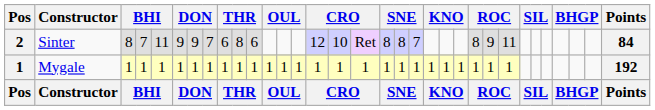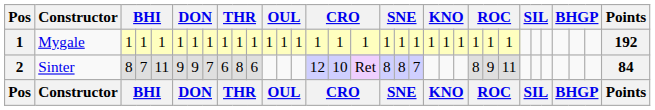rows swapped: (61, 66) <-> (56, 41)
